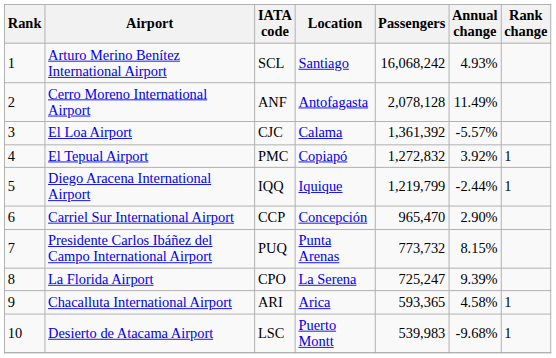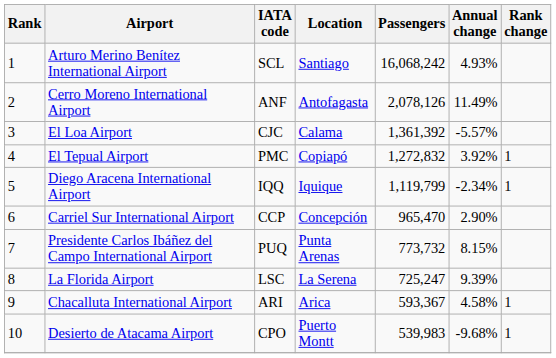(417, 102) 2,078,128 -> (417, 102) 2,078,126
(417, 186) 1,219,799 -> (417, 186) 1,119,799
(477, 186) -2.44% -> (477, 186) -2.34%
(272, 279) CPO -> (271, 279) LSC
(422, 302) 593,365 -> (422, 302) 593,367
(271, 333) LSC -> (272, 333) CPO
